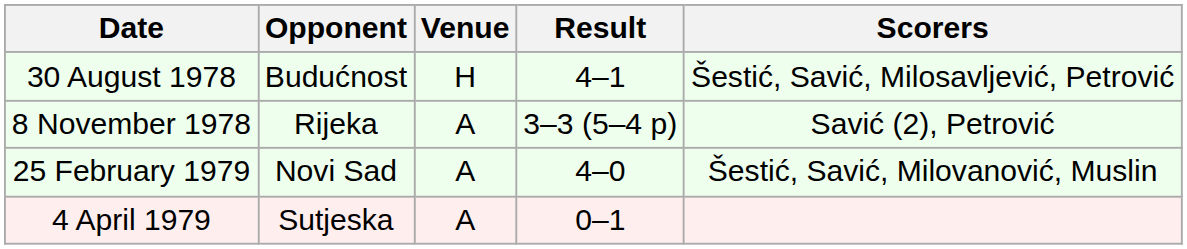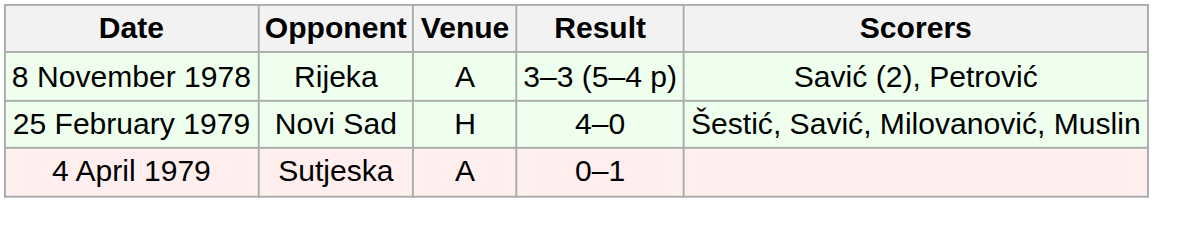- row: (131, 76)
(465, 171) A -> (465, 123) H
